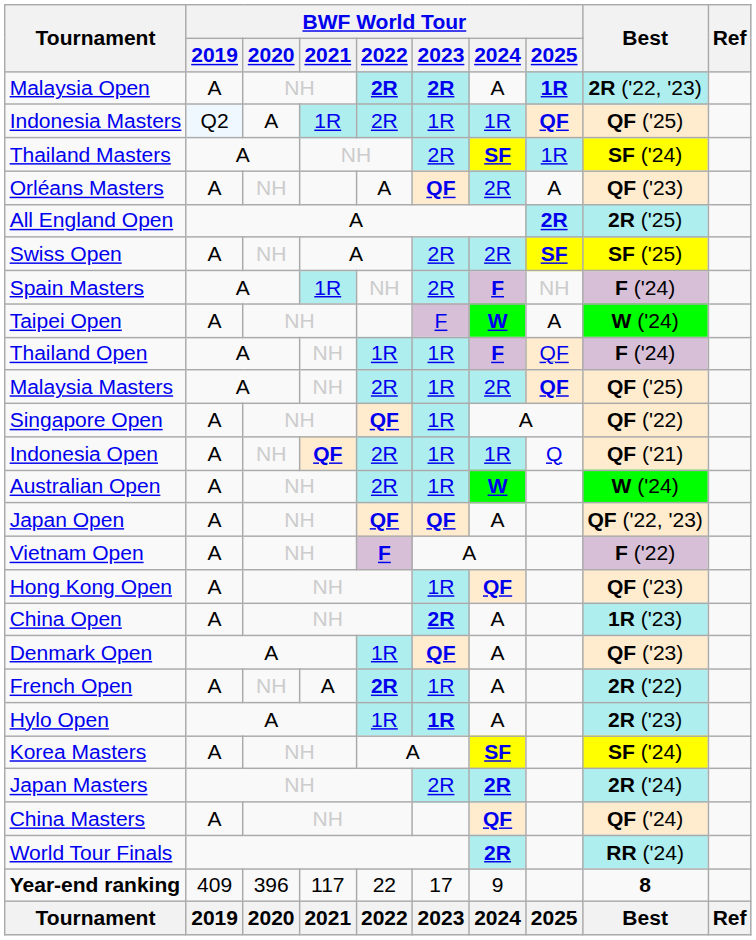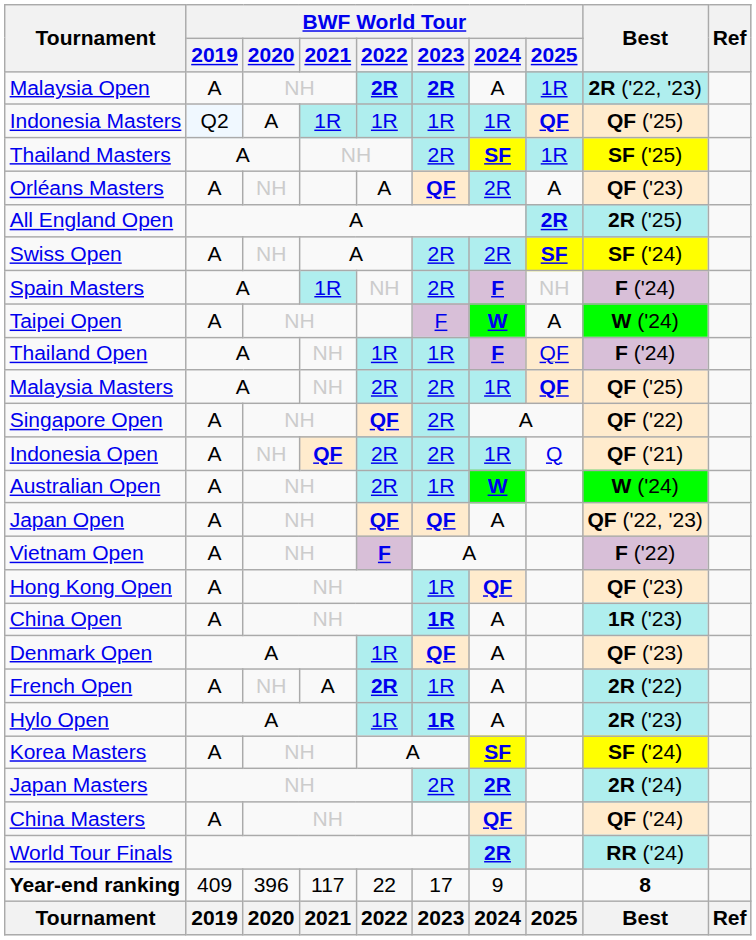(554, 88) bold -> (554, 88) normal
(384, 121) 2R -> (384, 121) 1R
(645, 155) SF ('24) -> (645, 155) SF ('25)
(645, 254) SF ('25) -> (645, 254) SF ('24)
(441, 387) 1R -> (441, 387) 2R
(498, 387) 2R -> (498, 387) 1R
(441, 420) 1R -> (441, 420) 2R
(441, 454) 1R -> (441, 454) 2R
(441, 620) 2R -> (441, 620) 1R
